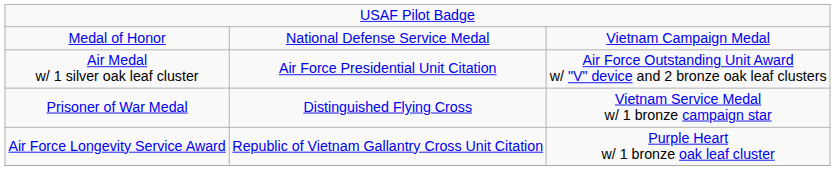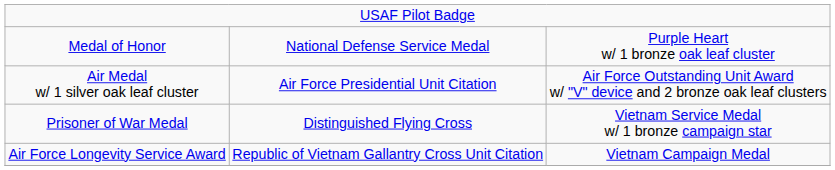(688, 38) Vietnam Campaign Medal -> (688, 46) Purple Heart w/ 1 bronze oak leaf cluster
(688, 146) Purple Heart w/ 1 bronze oak leaf cluster -> (688, 154) Vietnam Campaign Medal
